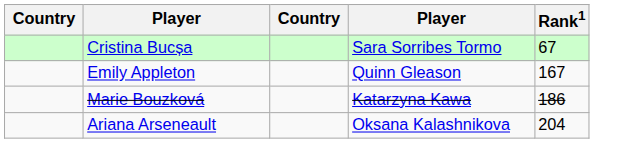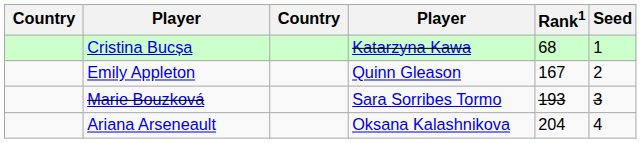+ column: (613, 19)
(427, 47) Sara Sorribes Tormo -> (412, 47) Katarzyna Kawa
(547, 47) 67 -> (547, 47) 68
(412, 99) Katarzyna Kawa -> (427, 99) Sara Sorribes Tormo
(552, 99) 186 -> (552, 99) 193
